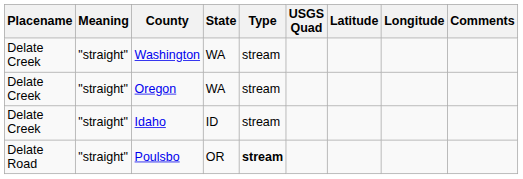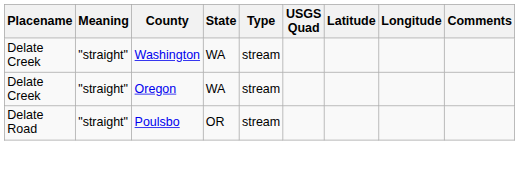- row: (150, 122)
(263, 156) bold -> (261, 122) normal
